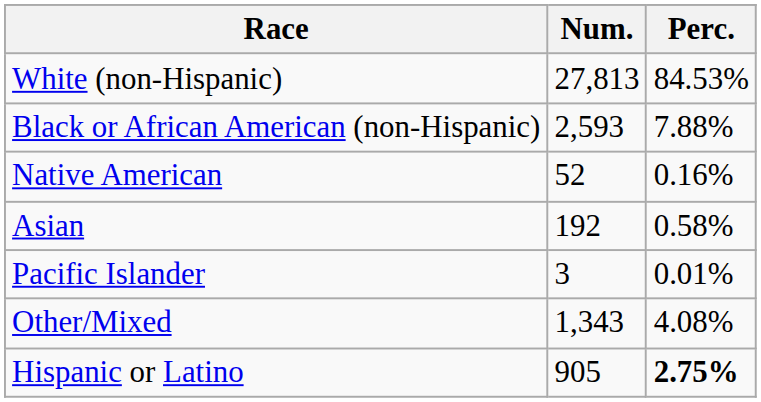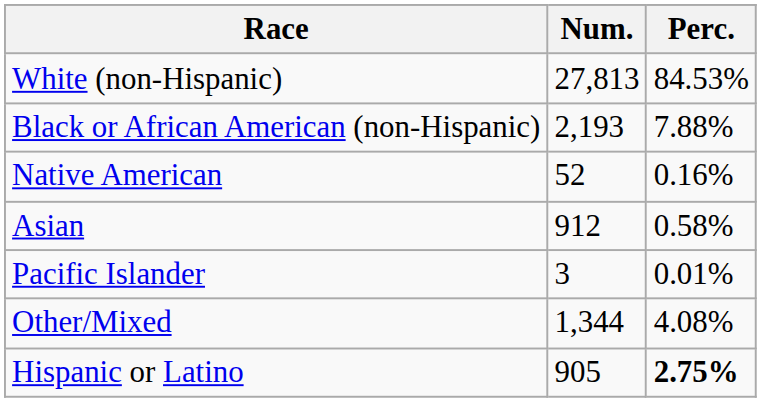(589, 126) 2,593 -> (589, 126) 2,193
(578, 224) 192 -> (578, 224) 912
(589, 322) 1,343 -> (589, 322) 1,344
